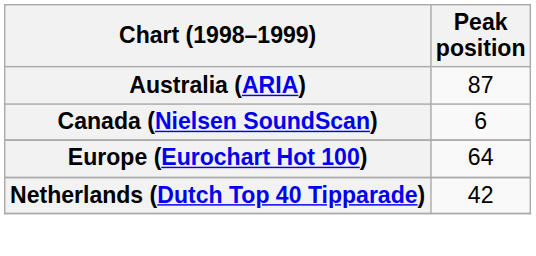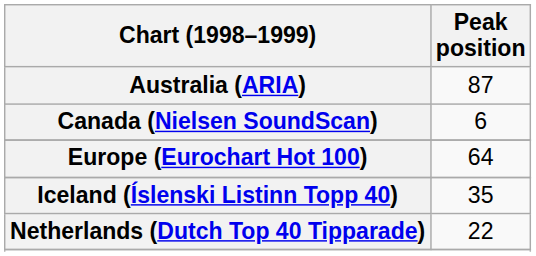+ row: (218, 194)
(481, 194) 42 -> (481, 231) 22
